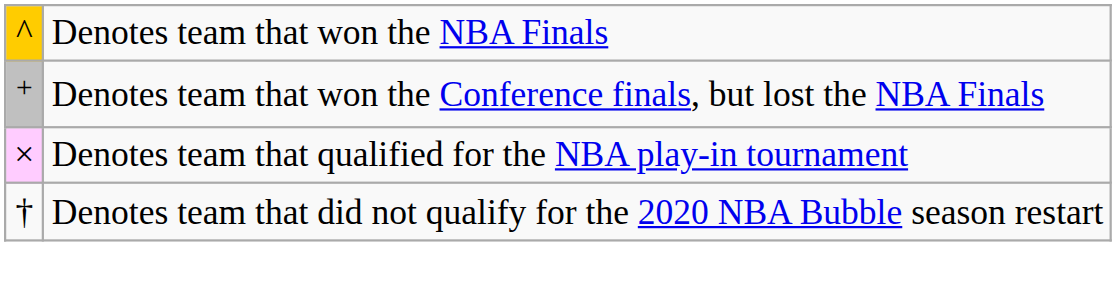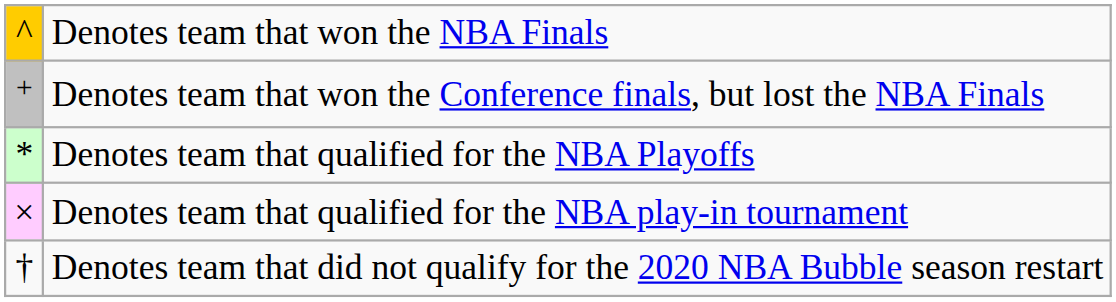+ row: (403, 154)
